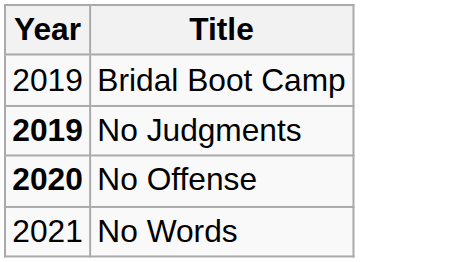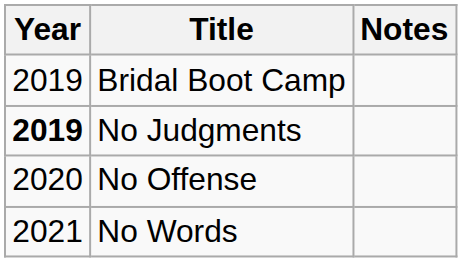+ column: (404, 29)
(48, 180) bold -> (48, 180) normal
